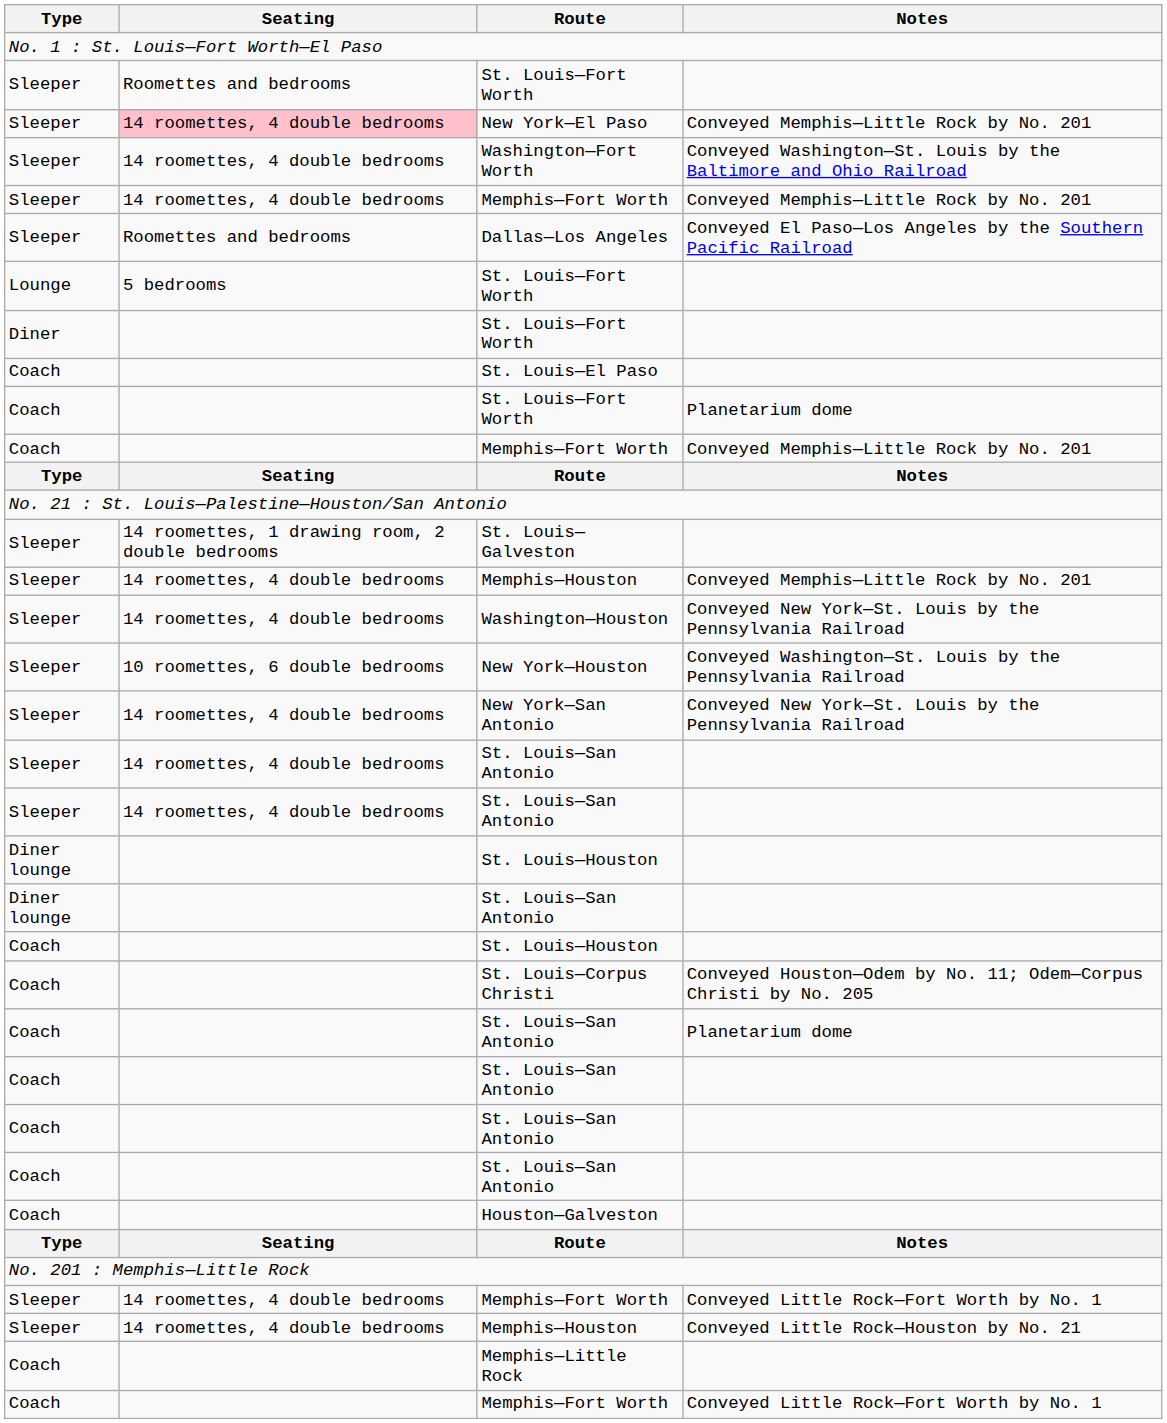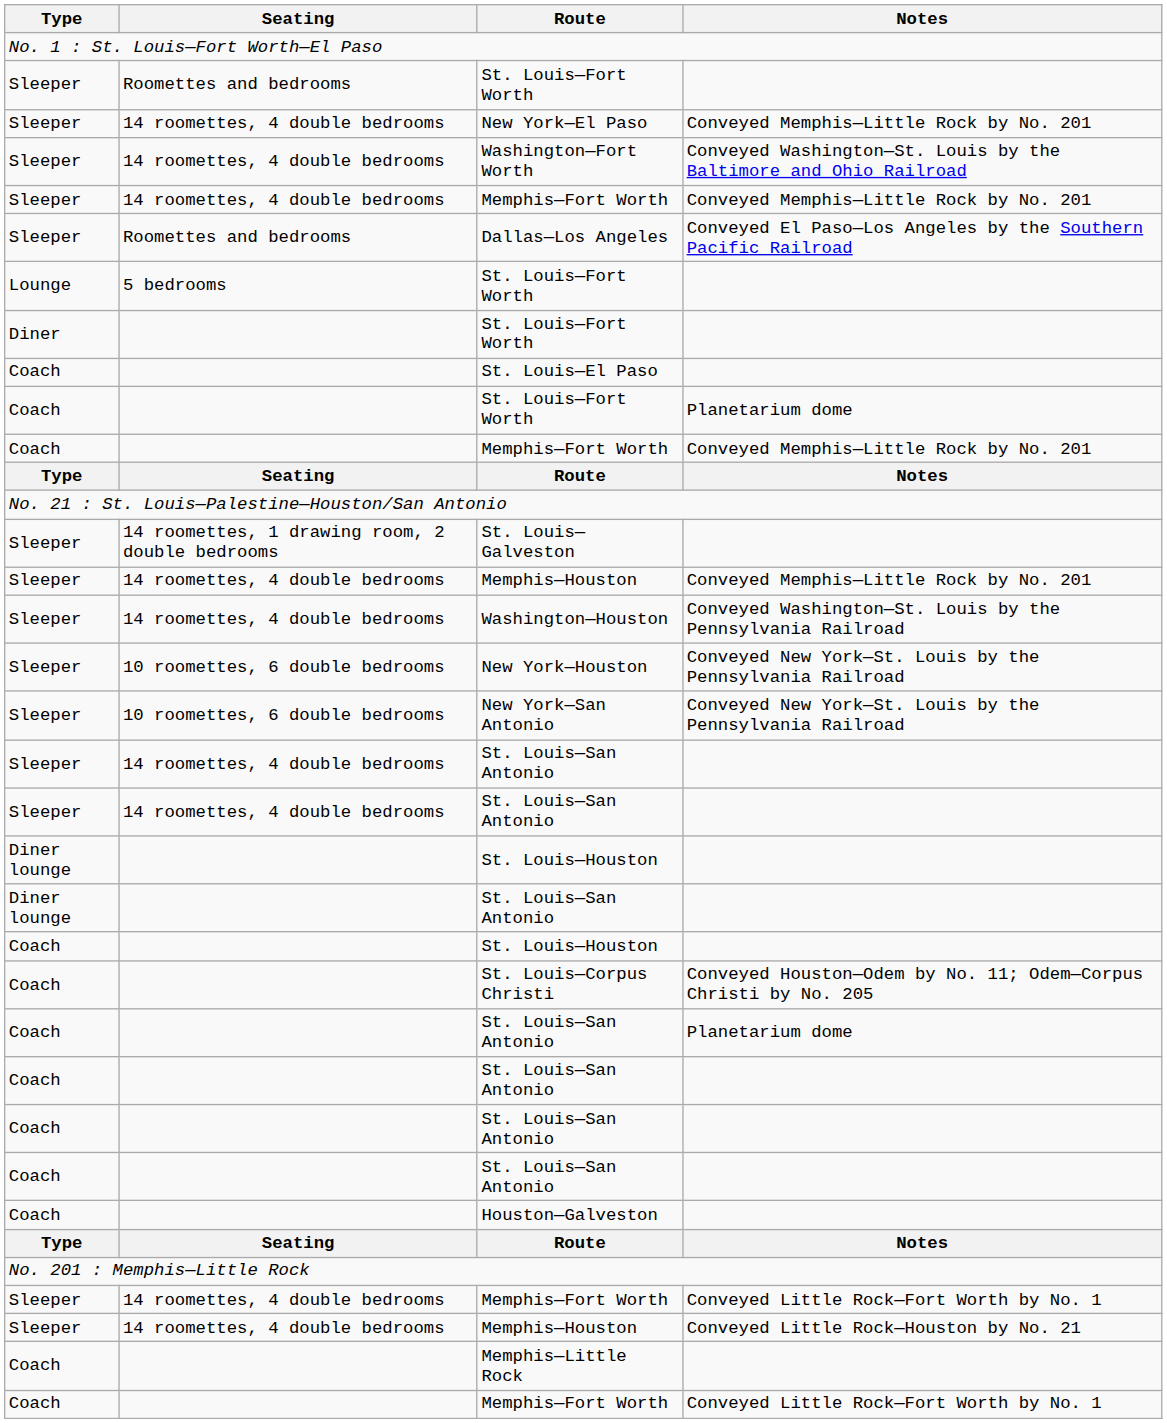(284, 123) pink background -> (284, 123) no background
(863, 619) Conveyed New York—St. Louis by the Pennsylvania Railroad -> (873, 619) Conveyed Washington—St. Louis by the Pennsylvania Railroad
(873, 667) Conveyed Washington—St. Louis by the Pennsylvania Railroad -> (863, 667) Conveyed New York—St. Louis by the Pennsylvania Railroad
(284, 716) 14 roomettes, 4 double bedrooms -> (284, 716) 10 roomettes, 6 double bedrooms
